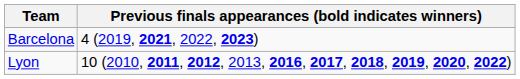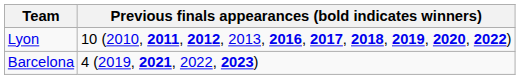rows swapped: (41, 39) <-> (24, 62)
